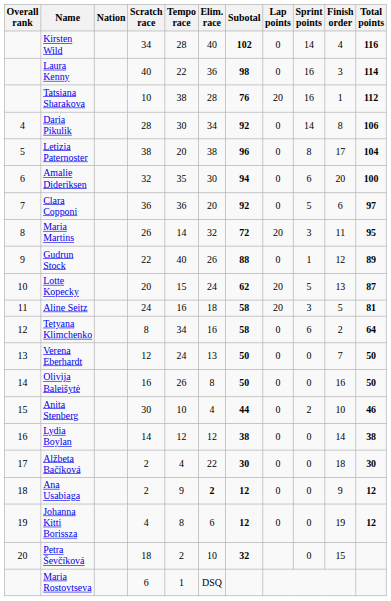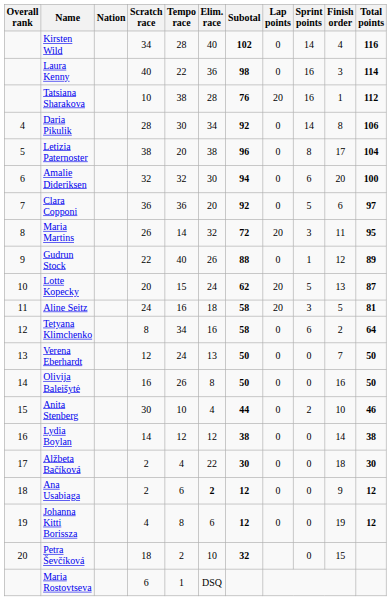(181, 179) 35 -> (181, 179) 32
(181, 490) 9 -> (181, 490) 6
